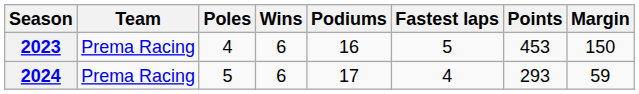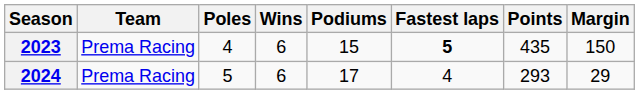(349, 47) 16 -> (349, 47) 15
(447, 47) normal -> (447, 47) bold
(535, 47) 453 -> (535, 47) 435
(600, 75) 59 -> (600, 75) 29
